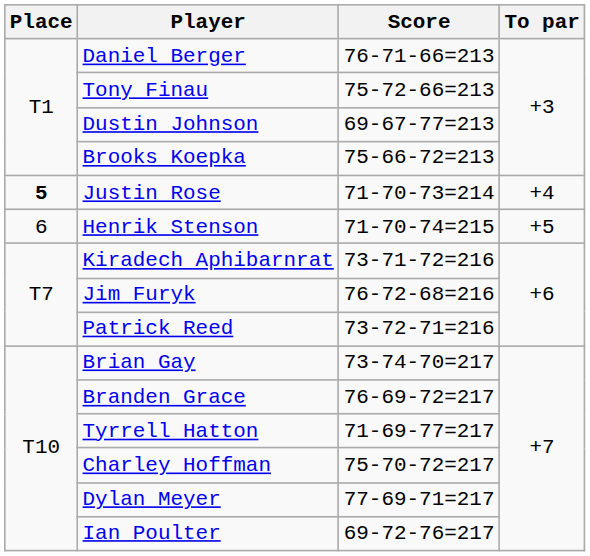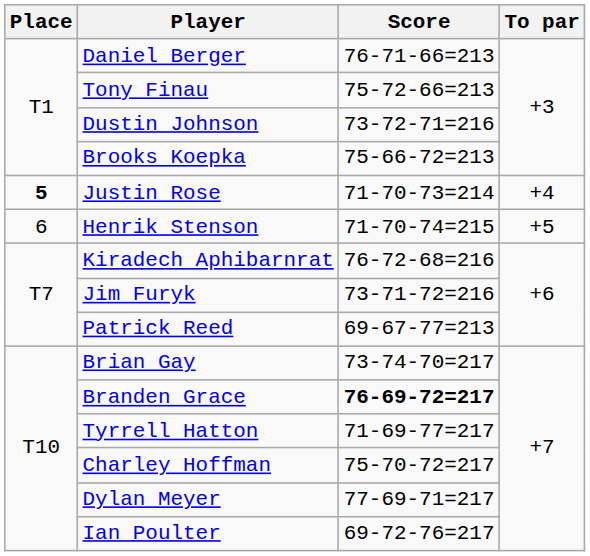(419, 124) 69-67-77=213 -> (419, 124) 73-72-71=216
(419, 261) 73-71-72=216 -> (419, 261) 76-72-68=216
(419, 295) 76-72-68=216 -> (419, 295) 73-71-72=216
(419, 329) 73-72-71=216 -> (419, 329) 69-67-77=213
(419, 397) normal -> (419, 397) bold
